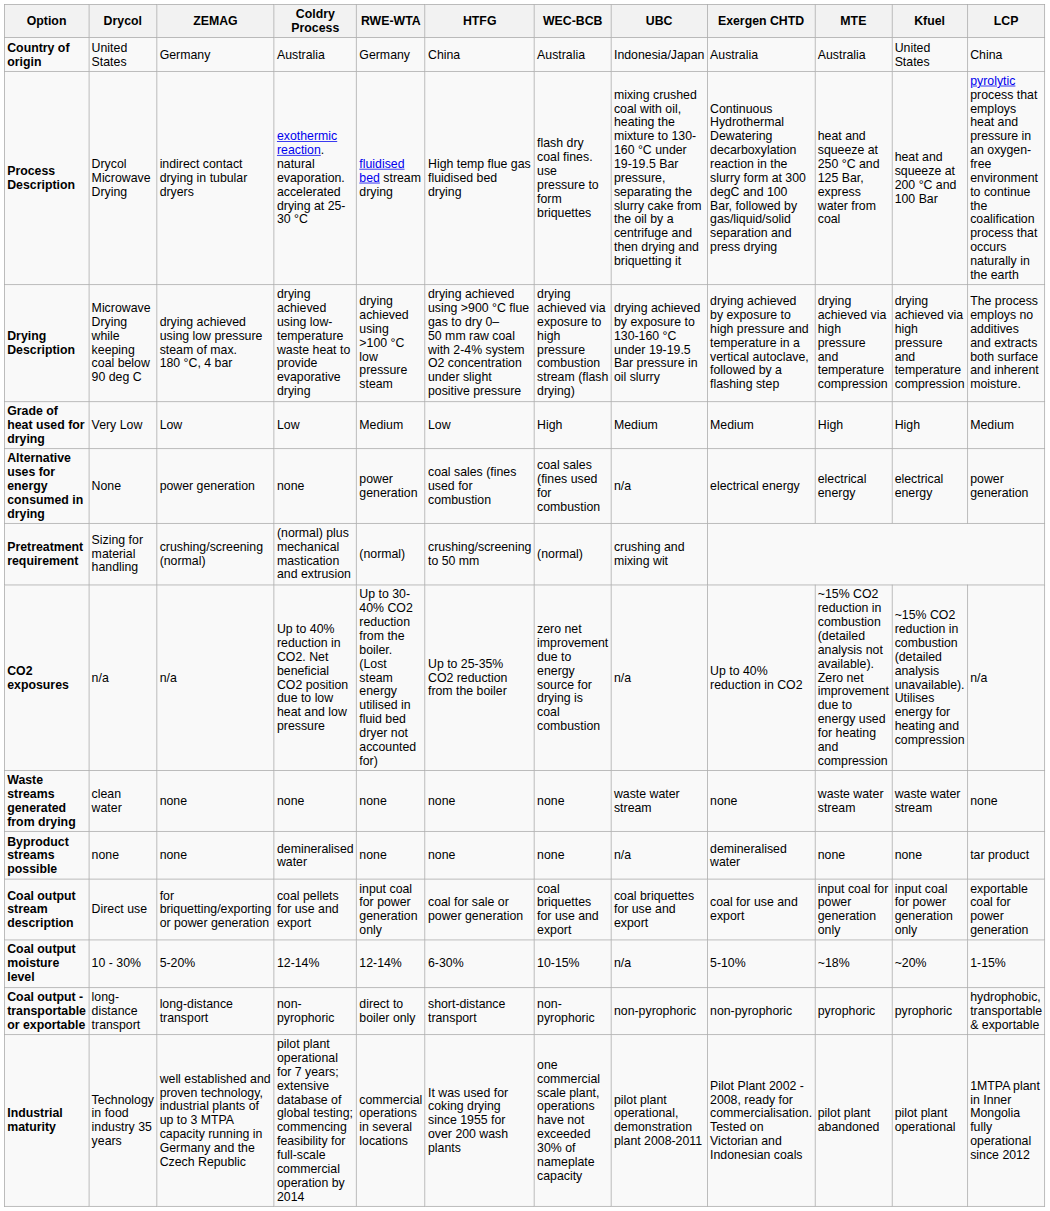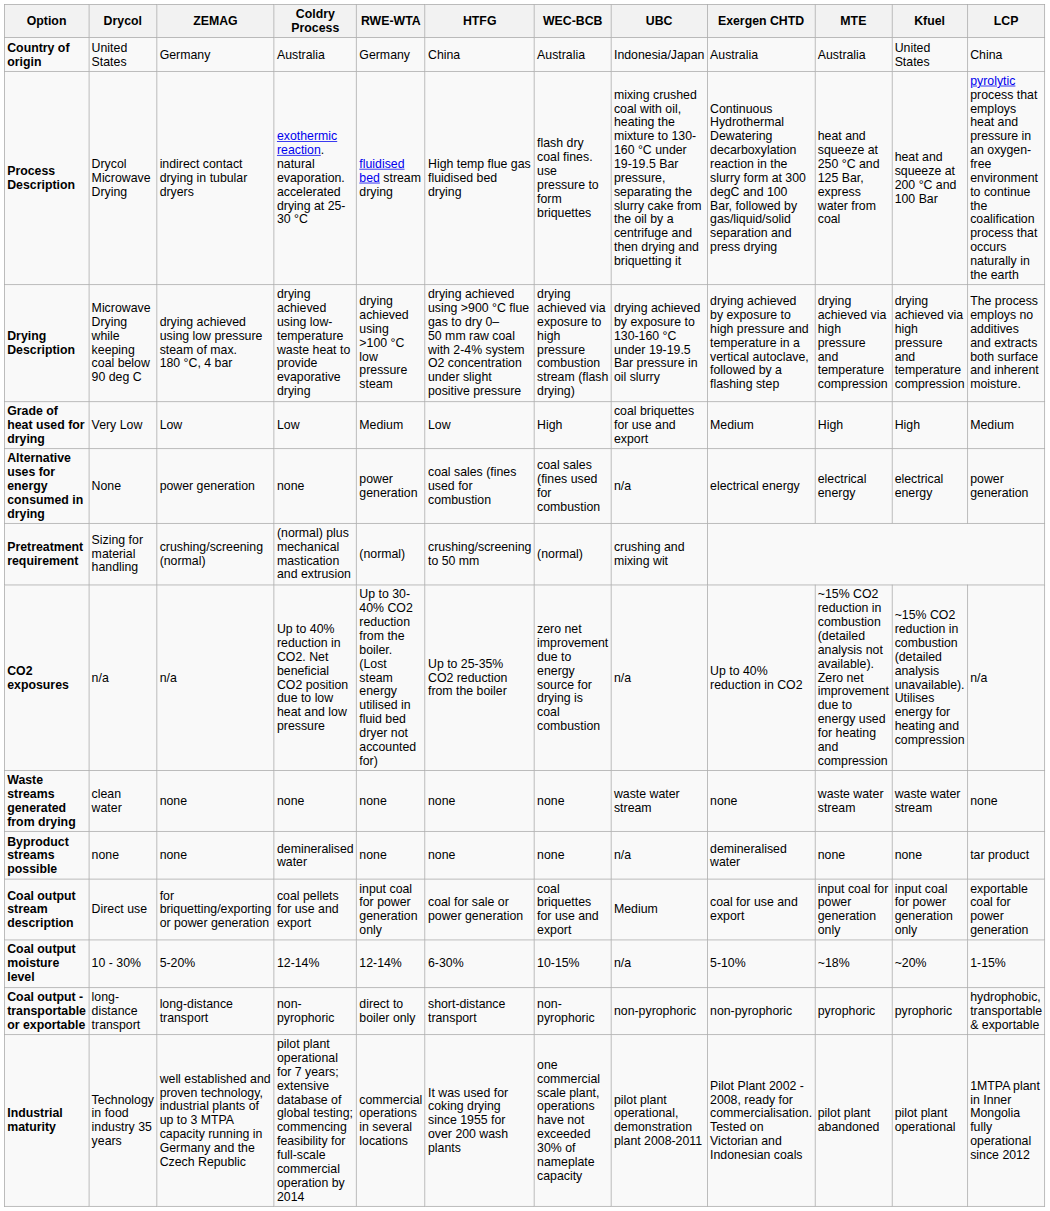(636, 425) Medium -> (654, 425) coal briquettes for use and export
(654, 909) coal briquettes for use and export -> (636, 909) Medium
